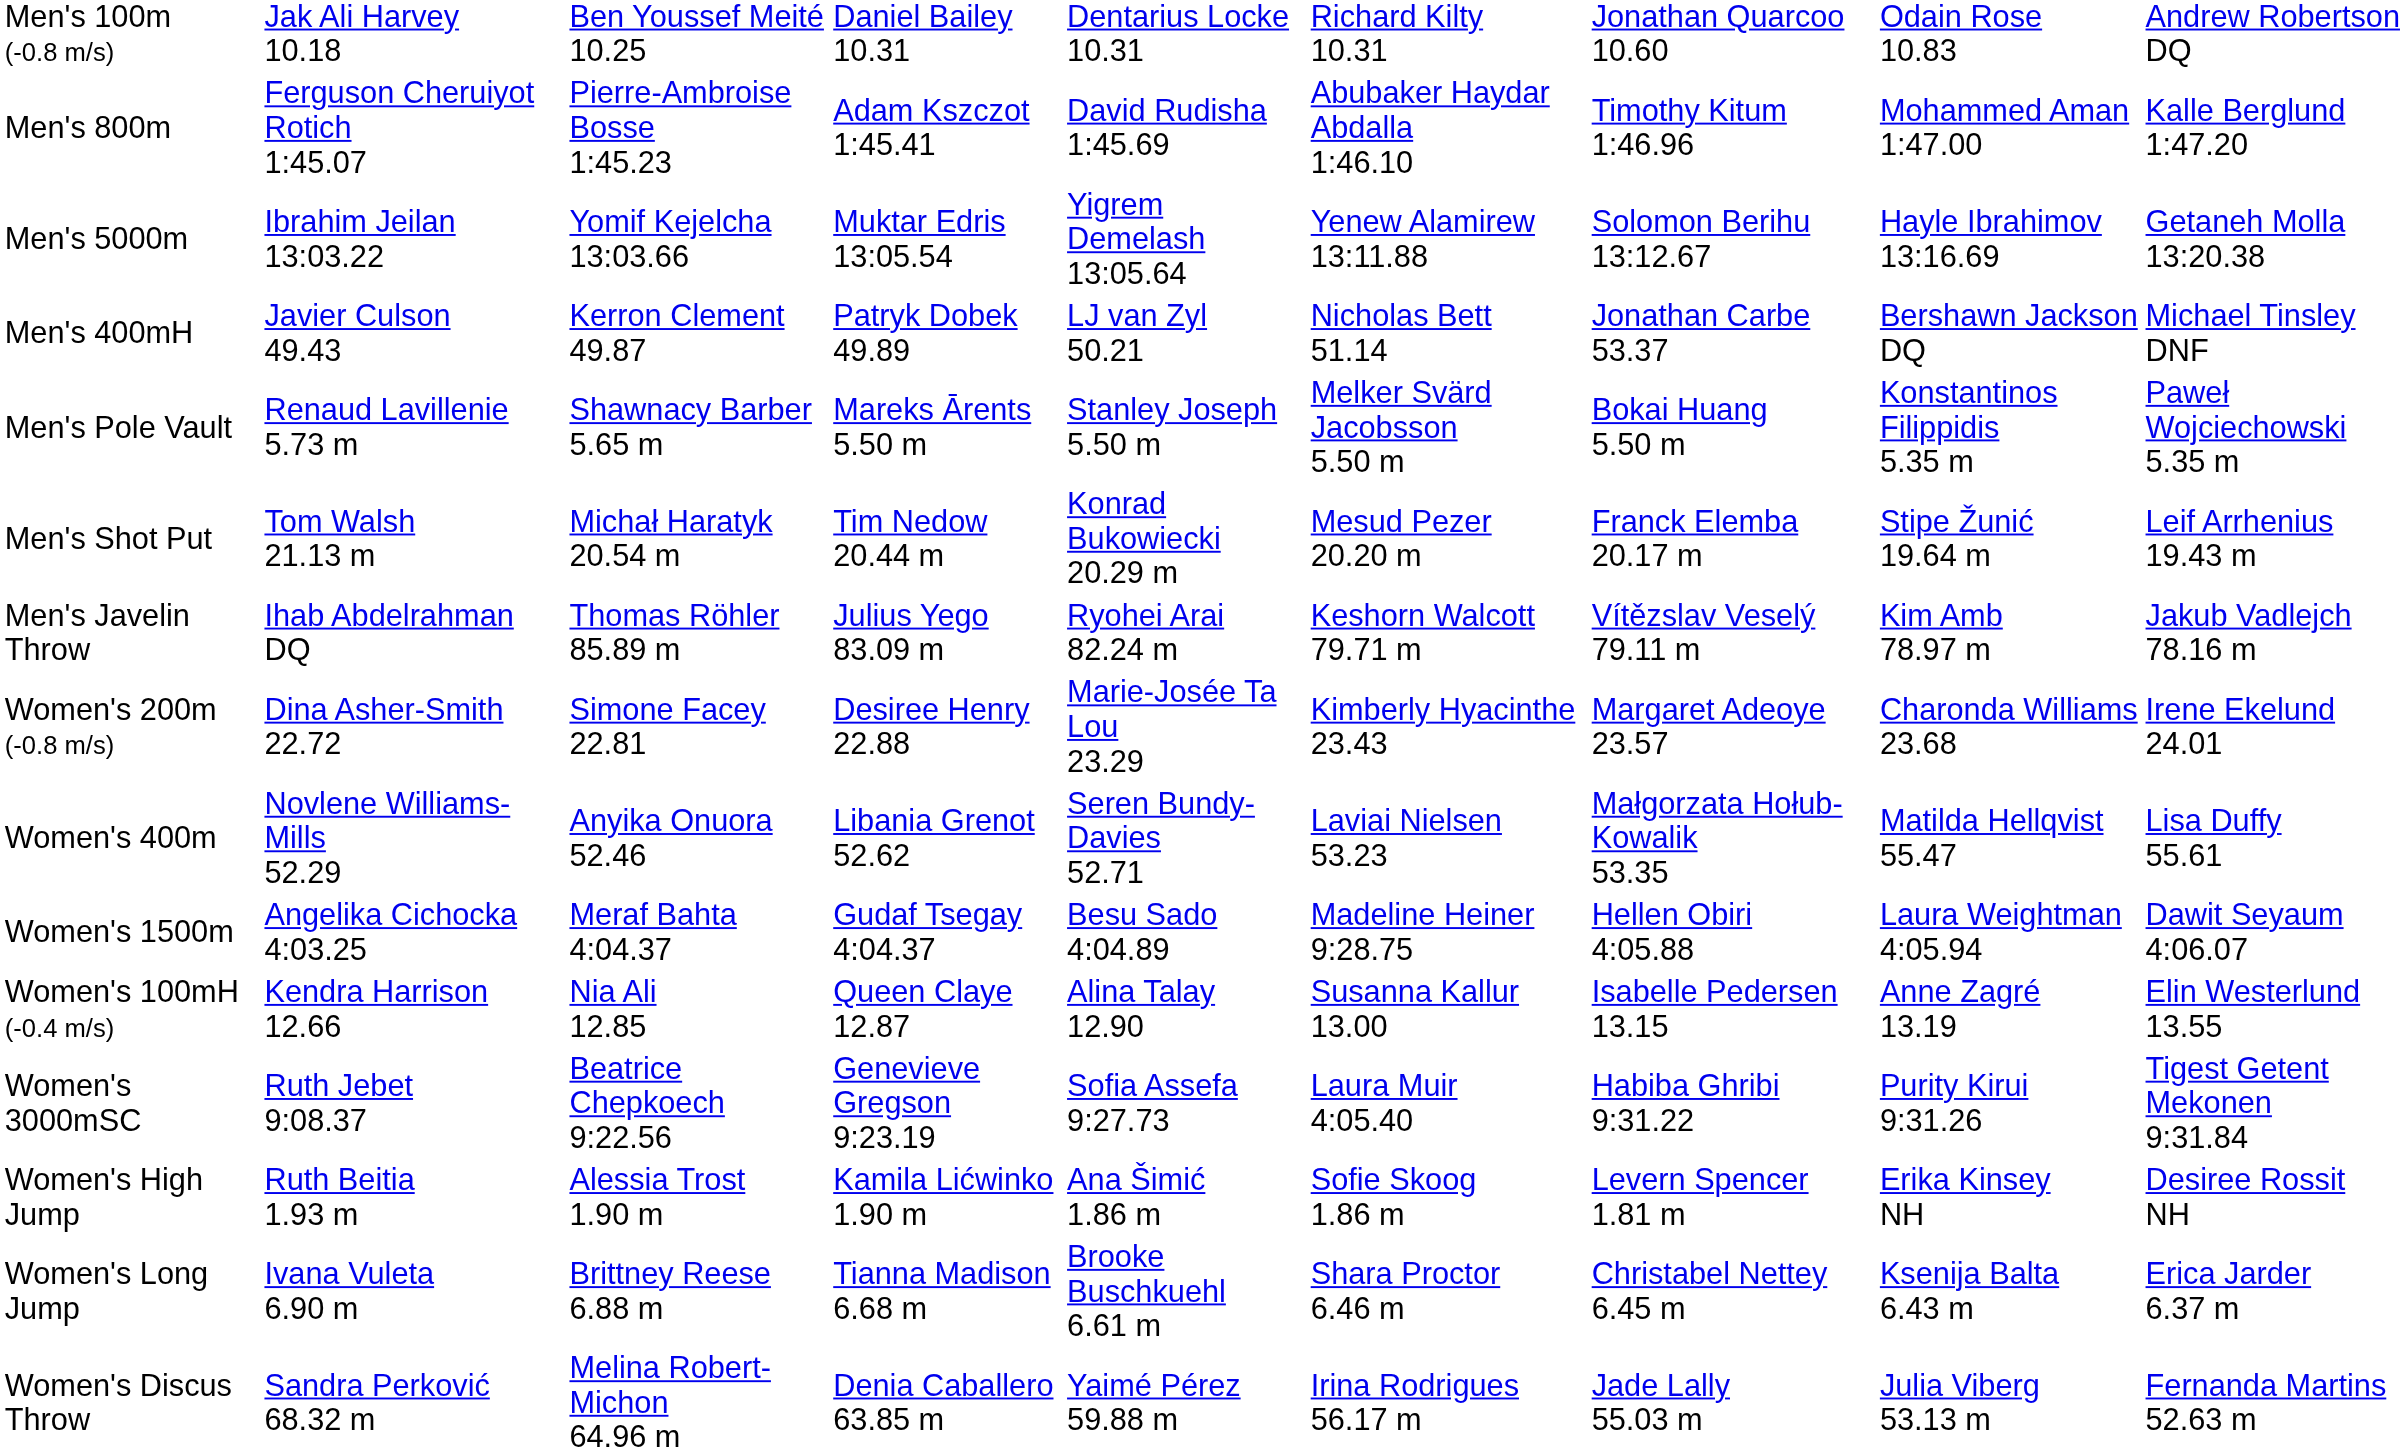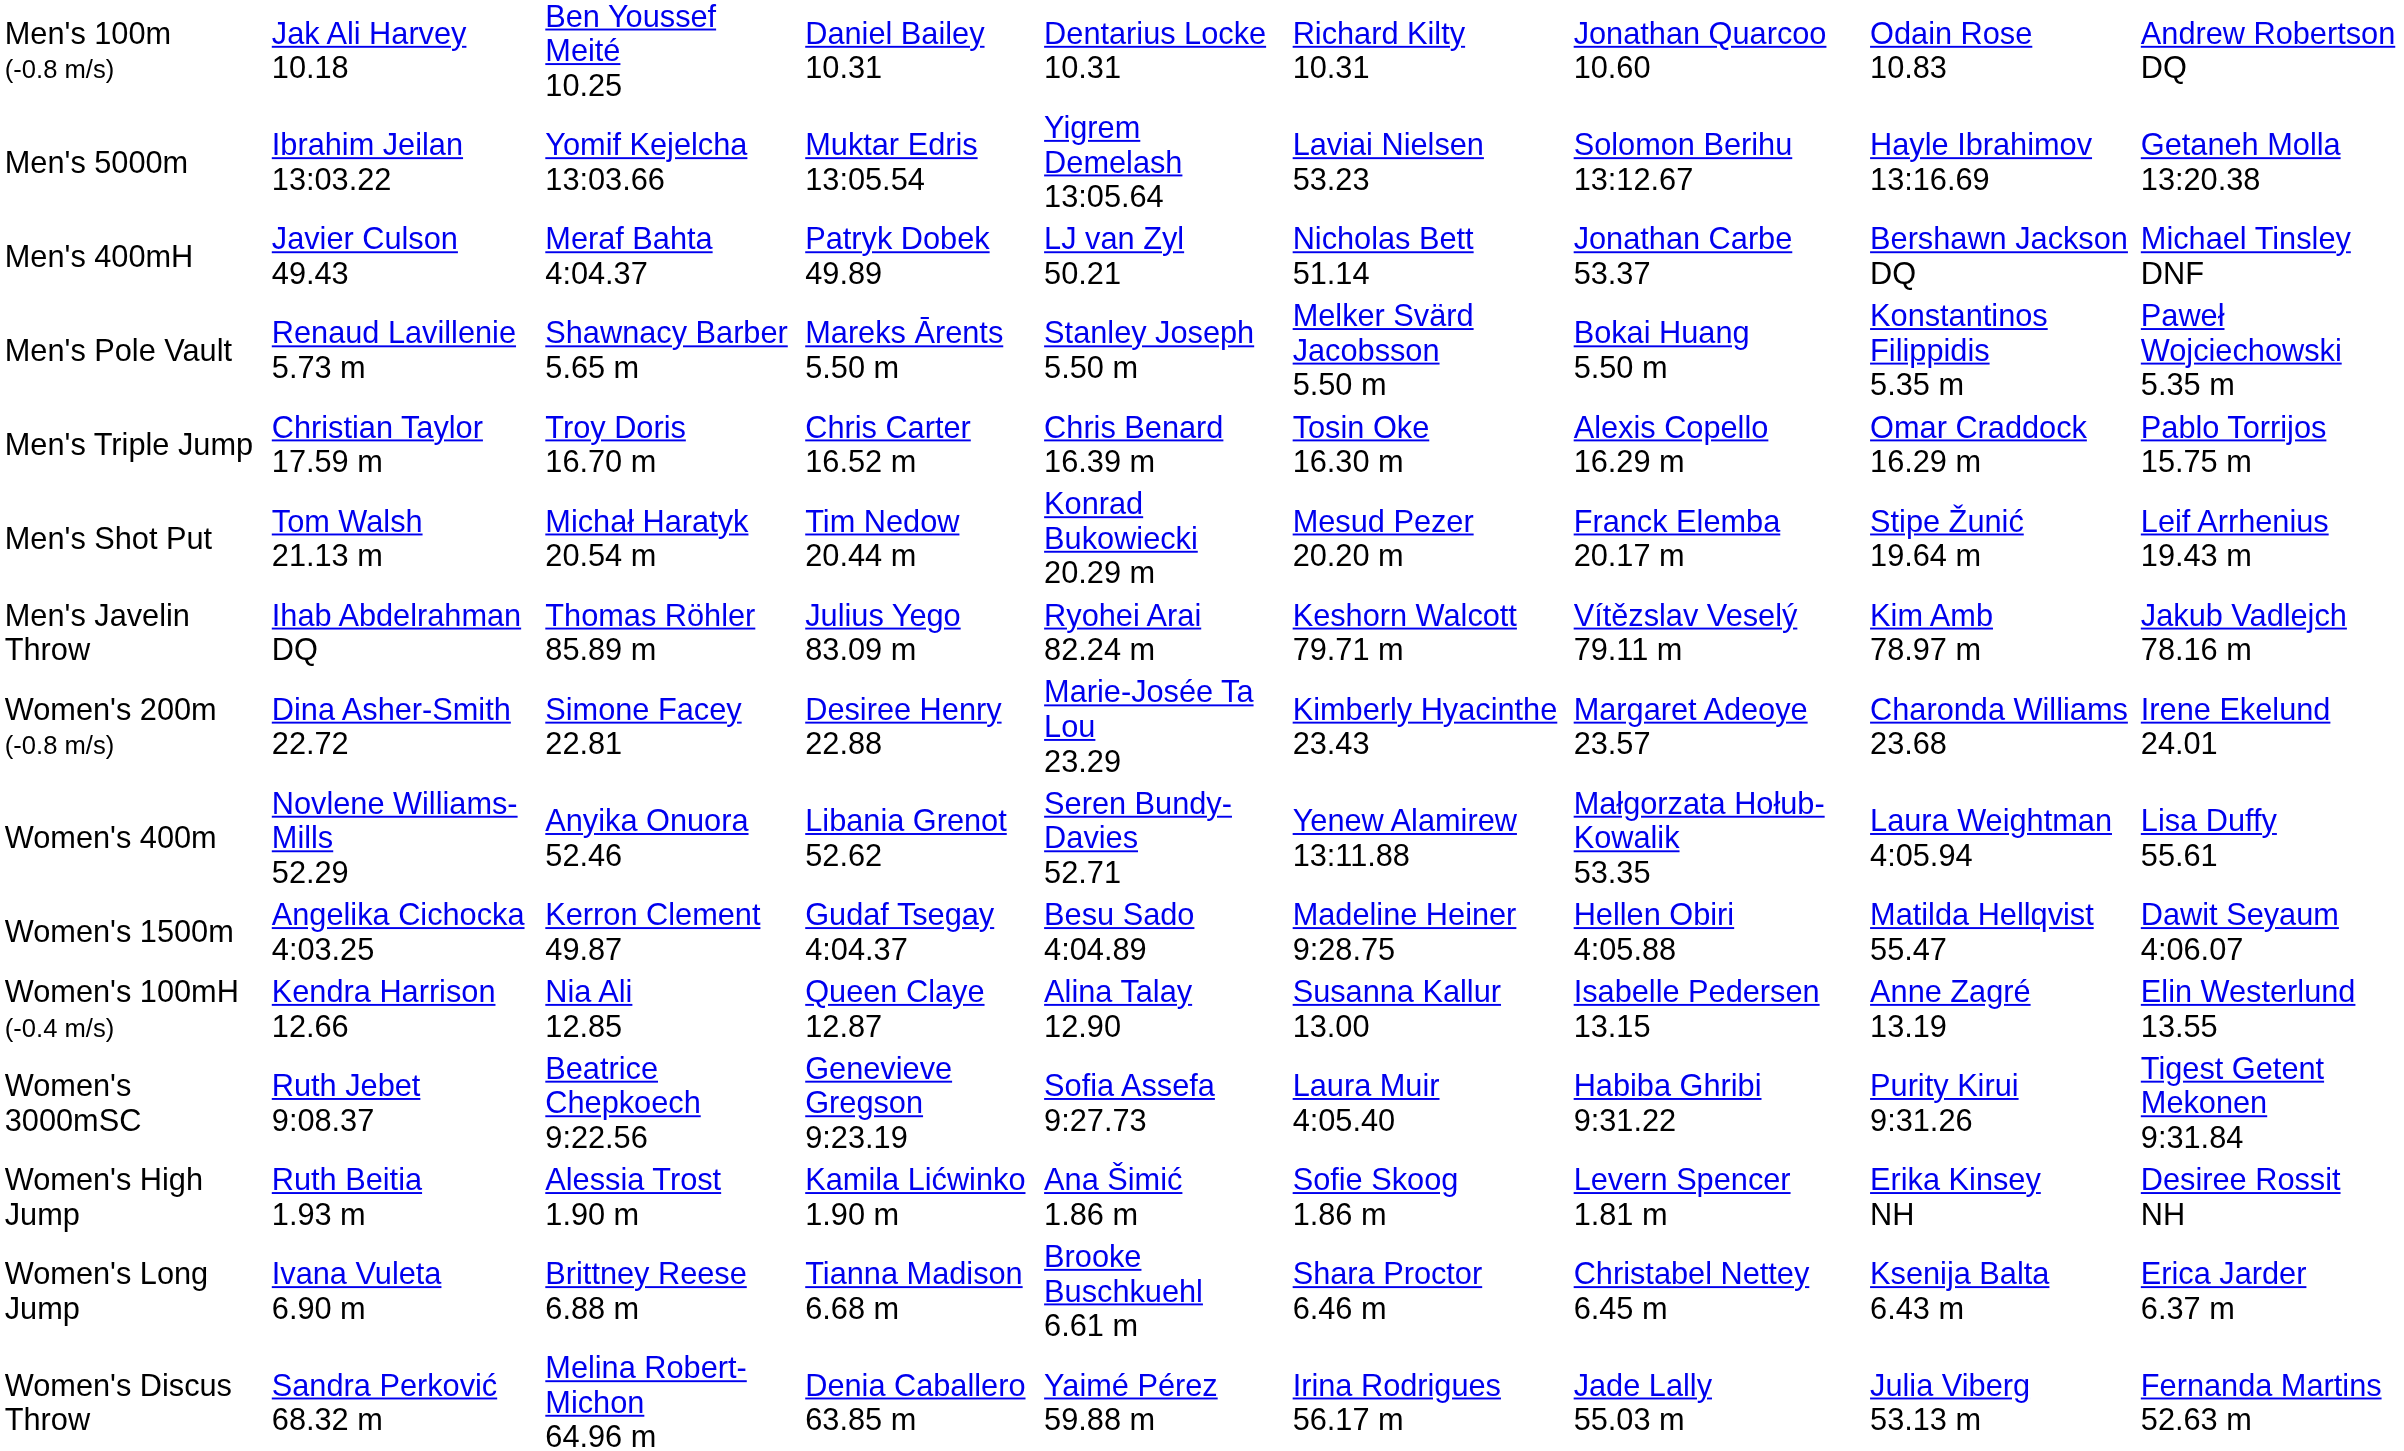- row: (88, 127)
(1423, 239) Yenew Alamirew 13:11.88 -> (1388, 162) Laviai Nielsen 53.23
(677, 333) Kerron Clement 49.87 -> (629, 256) Meraf Bahta 4:04.37
+ row: (129, 444)
(1406, 838) Laviai Nielsen 53.23 -> (1405, 838) Yenew Alamirew 13:11.88
(1992, 838) Matilda Hellqvist 55.47 -> (1991, 838) Laura Weightman 4:05.94
(653, 932) Meraf Bahta 4:04.37 -> (653, 932) Kerron Clement 49.87
(2001, 932) Laura Weightman 4:05.94 -> (1982, 932) Matilda Hellqvist 55.47
